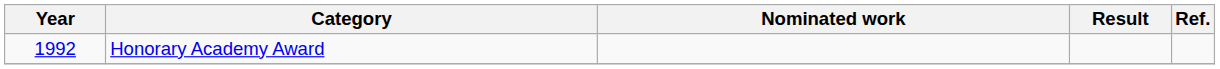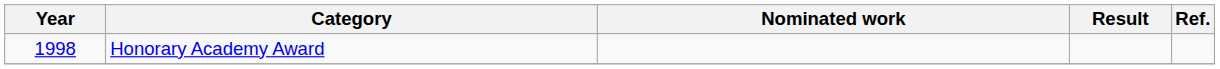(55, 48) 1992 -> (55, 48) 1998
